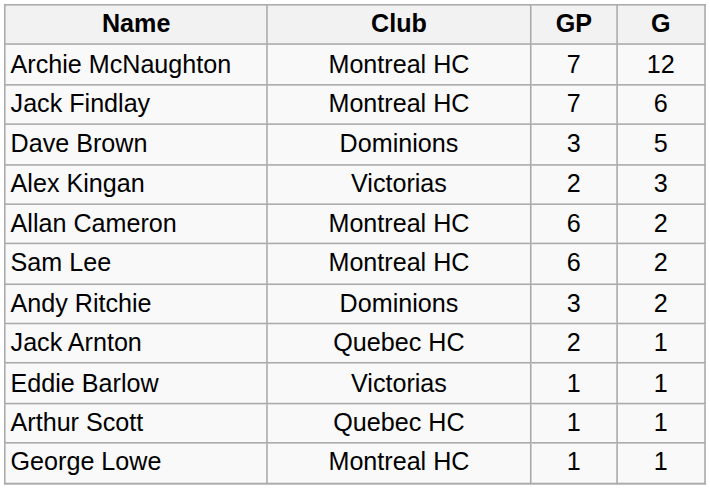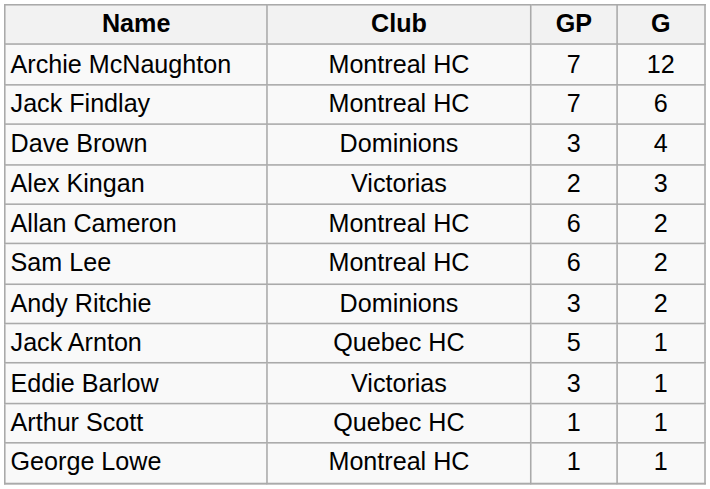(661, 143) 5 -> (661, 143) 4
(574, 343) 2 -> (574, 343) 5
(574, 382) 1 -> (574, 382) 3
